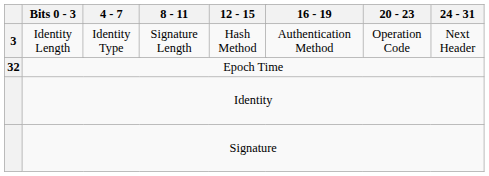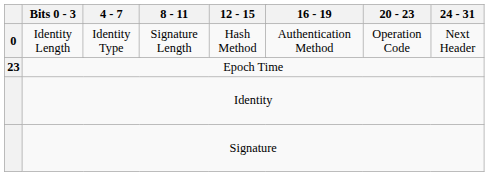(13, 40) 3 -> (13, 40) 0
(13, 67) 32 -> (13, 67) 23
